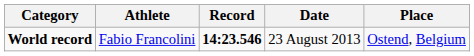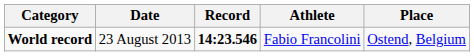columns swapped: (147, 16) <-> (314, 16)
